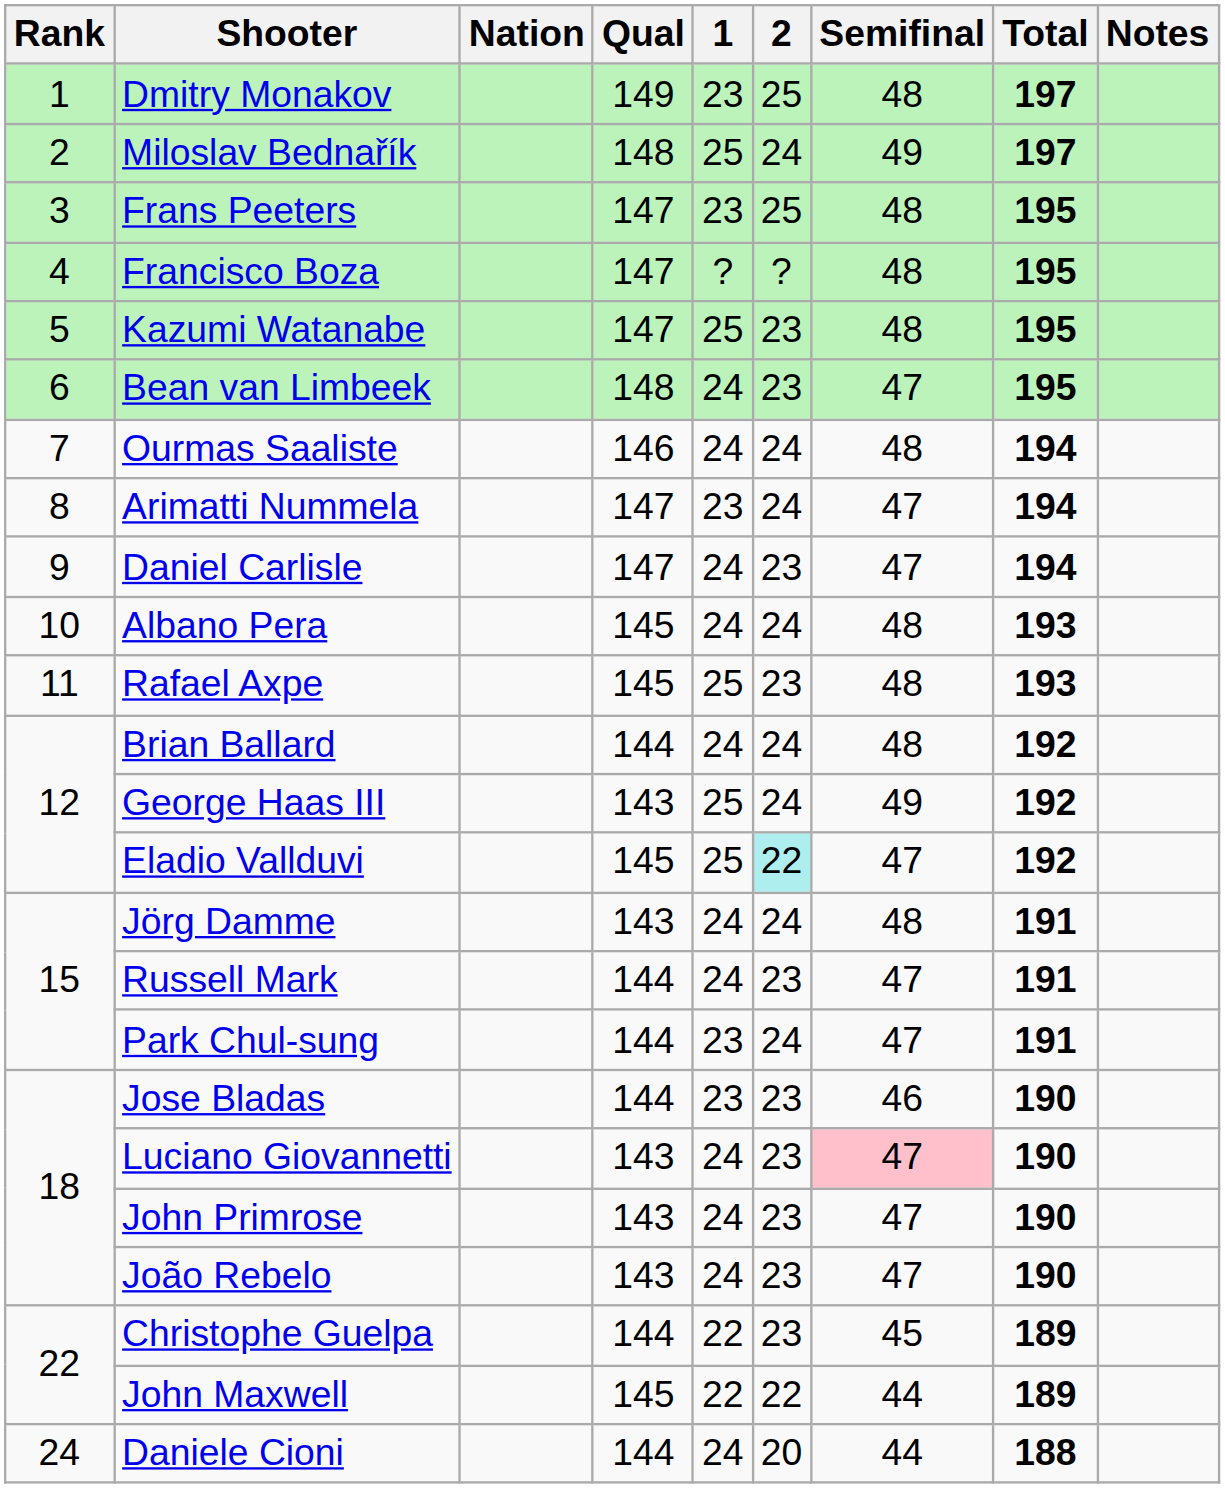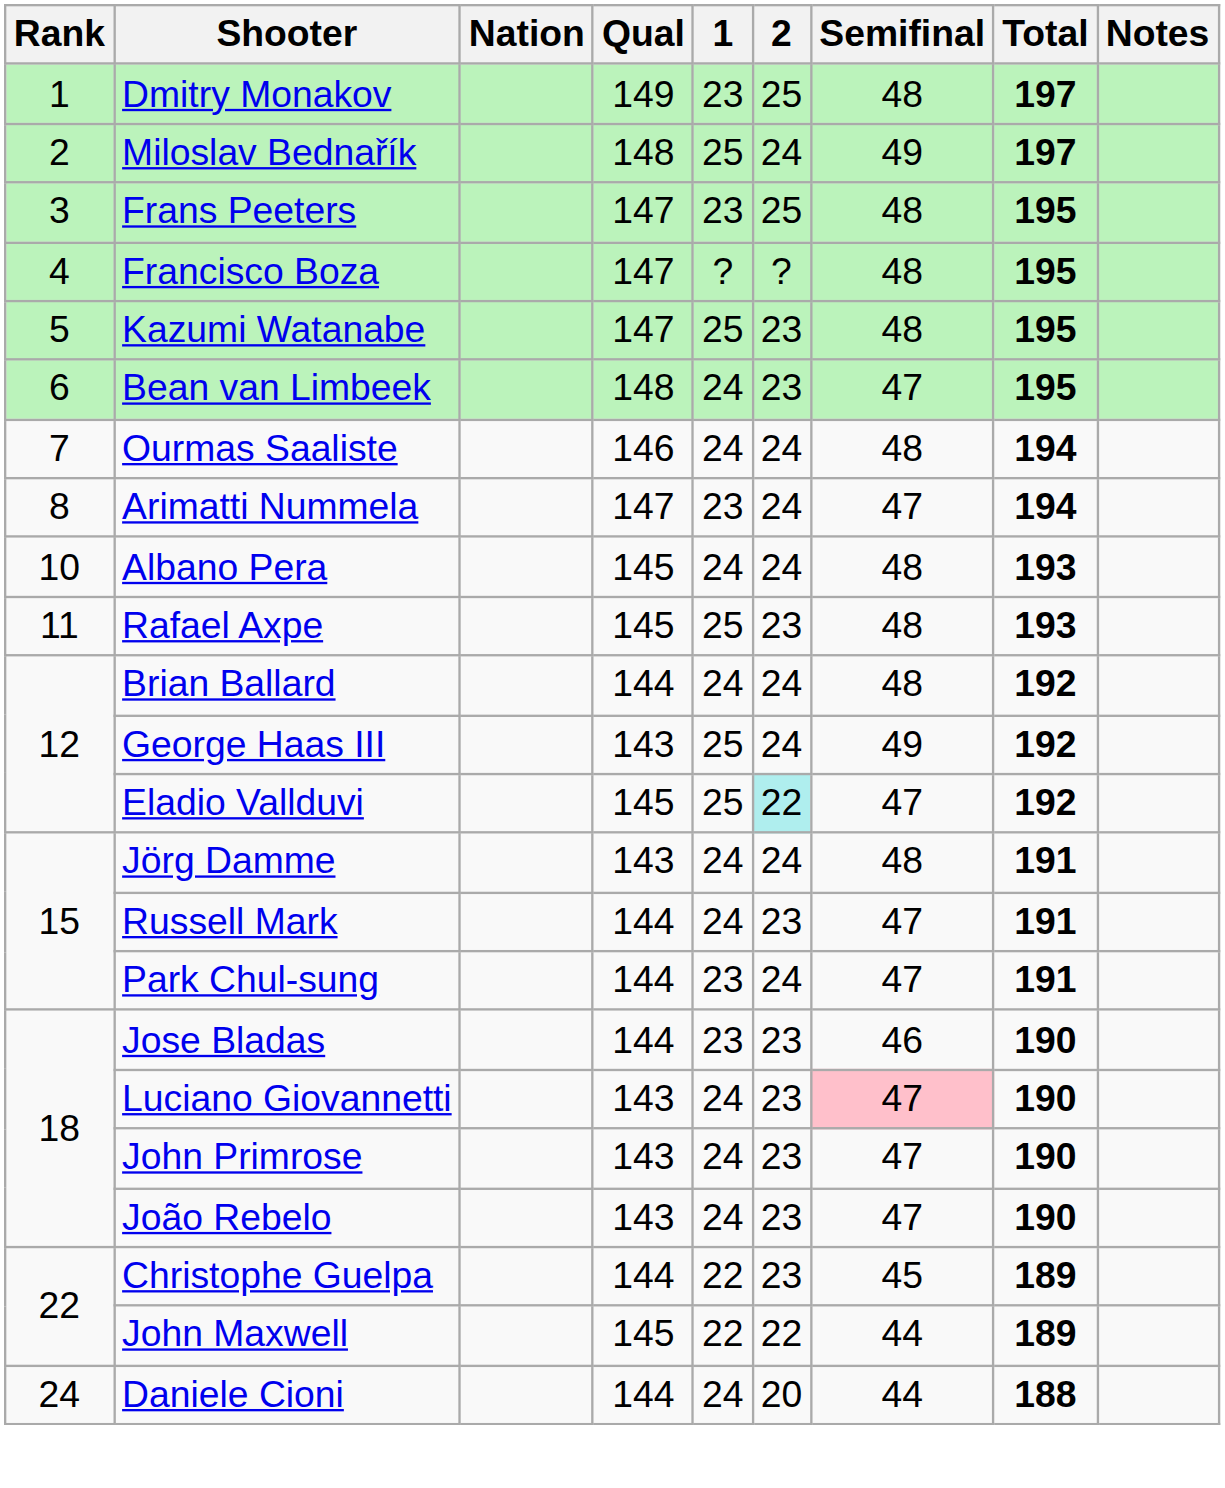- row: (242, 566)
